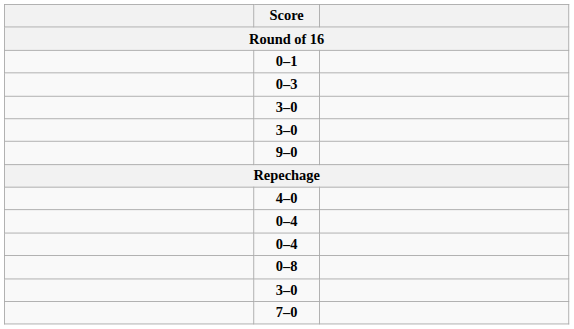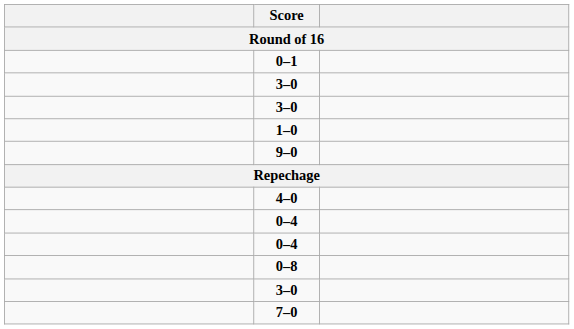- row: (129, 84)
+ row: (129, 130)
